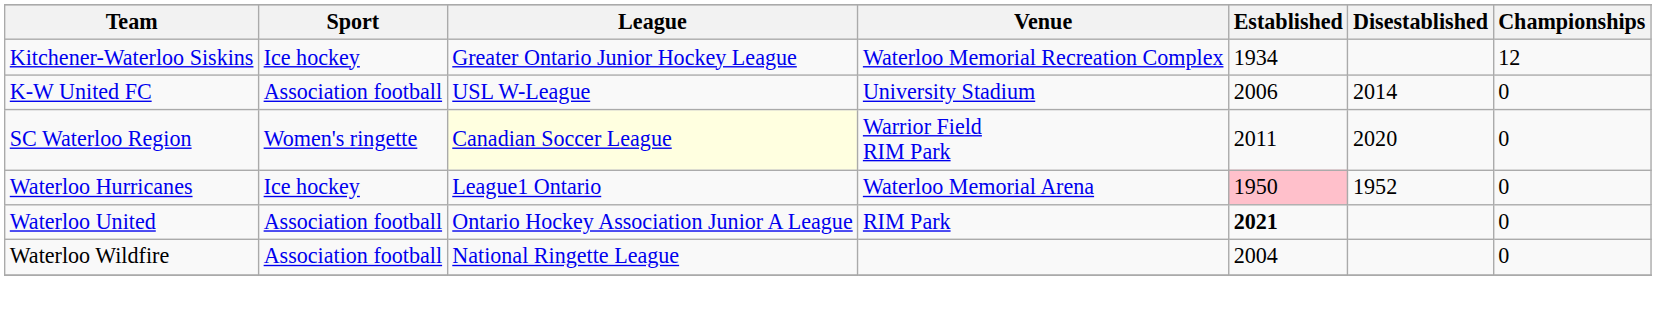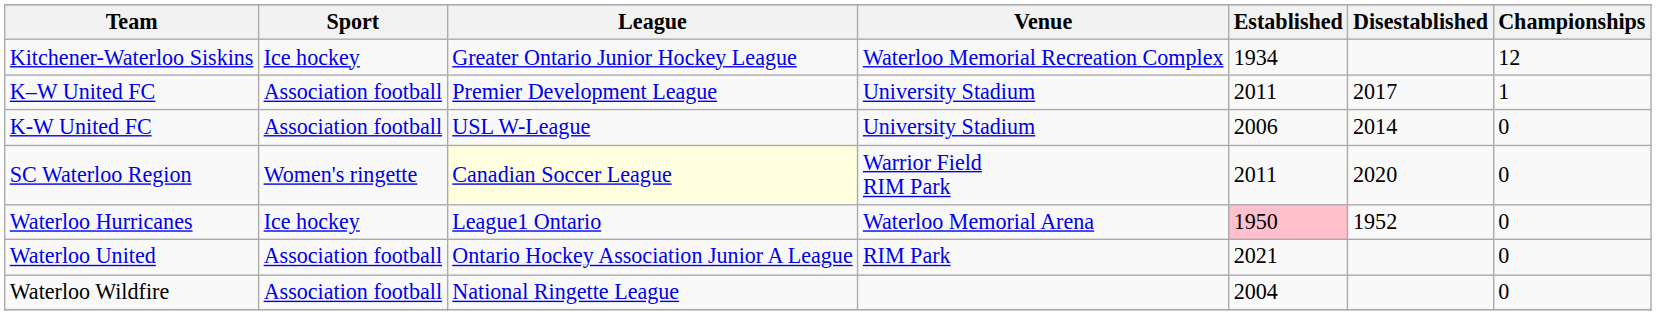+ row: (83, 92)
(1256, 221) bold -> (1256, 256) normal
